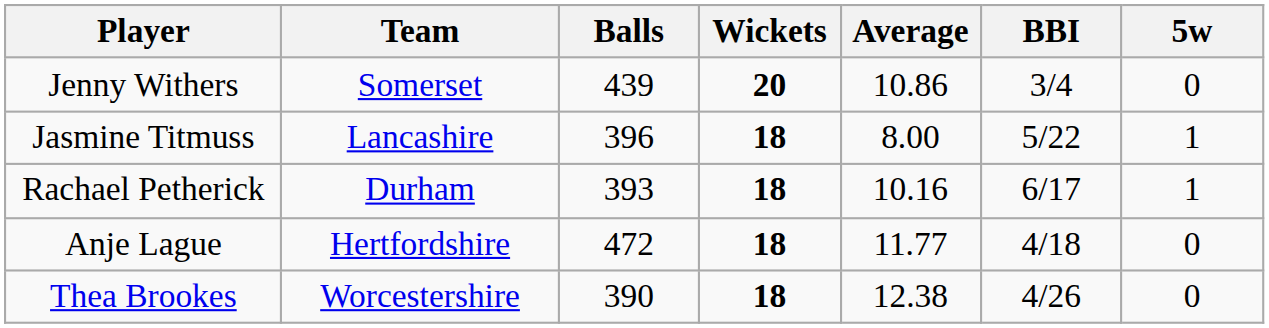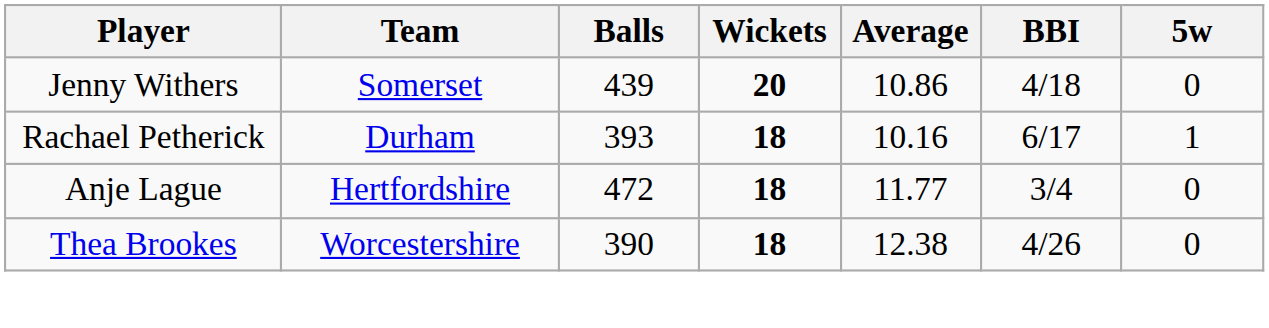(1051, 84) 3/4 -> (1051, 84) 4/18
- row: (143, 137)
(1051, 243) 4/18 -> (1051, 190) 3/4
